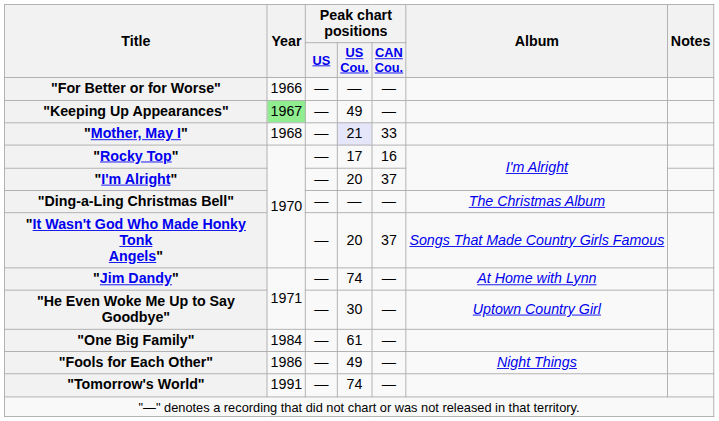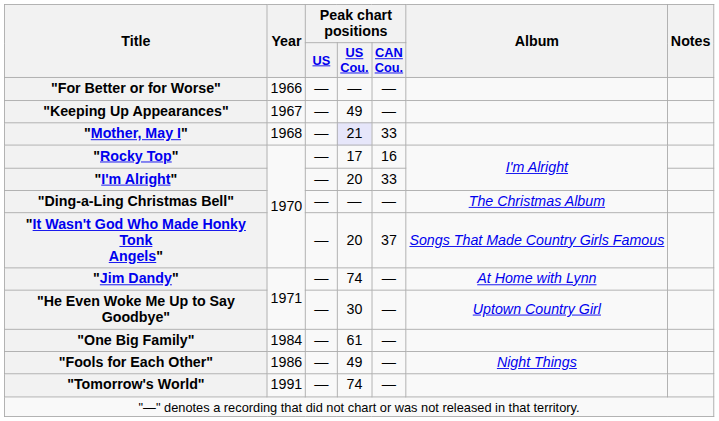(286, 111) lightgreen background -> (286, 111) no background
(389, 179) 37 -> (389, 179) 33
